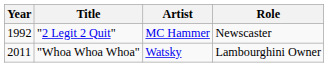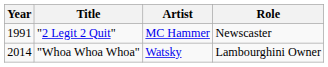(19, 33) 1992 -> (19, 33) 1991
(19, 52) 2011 -> (19, 52) 2014
